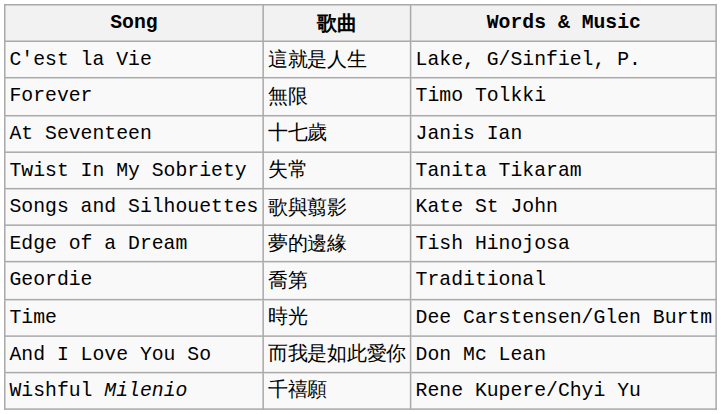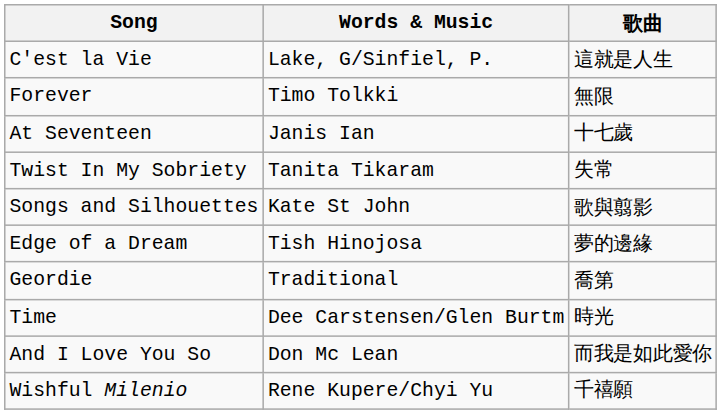columns swapped: (337, 24) <-> (564, 23)
